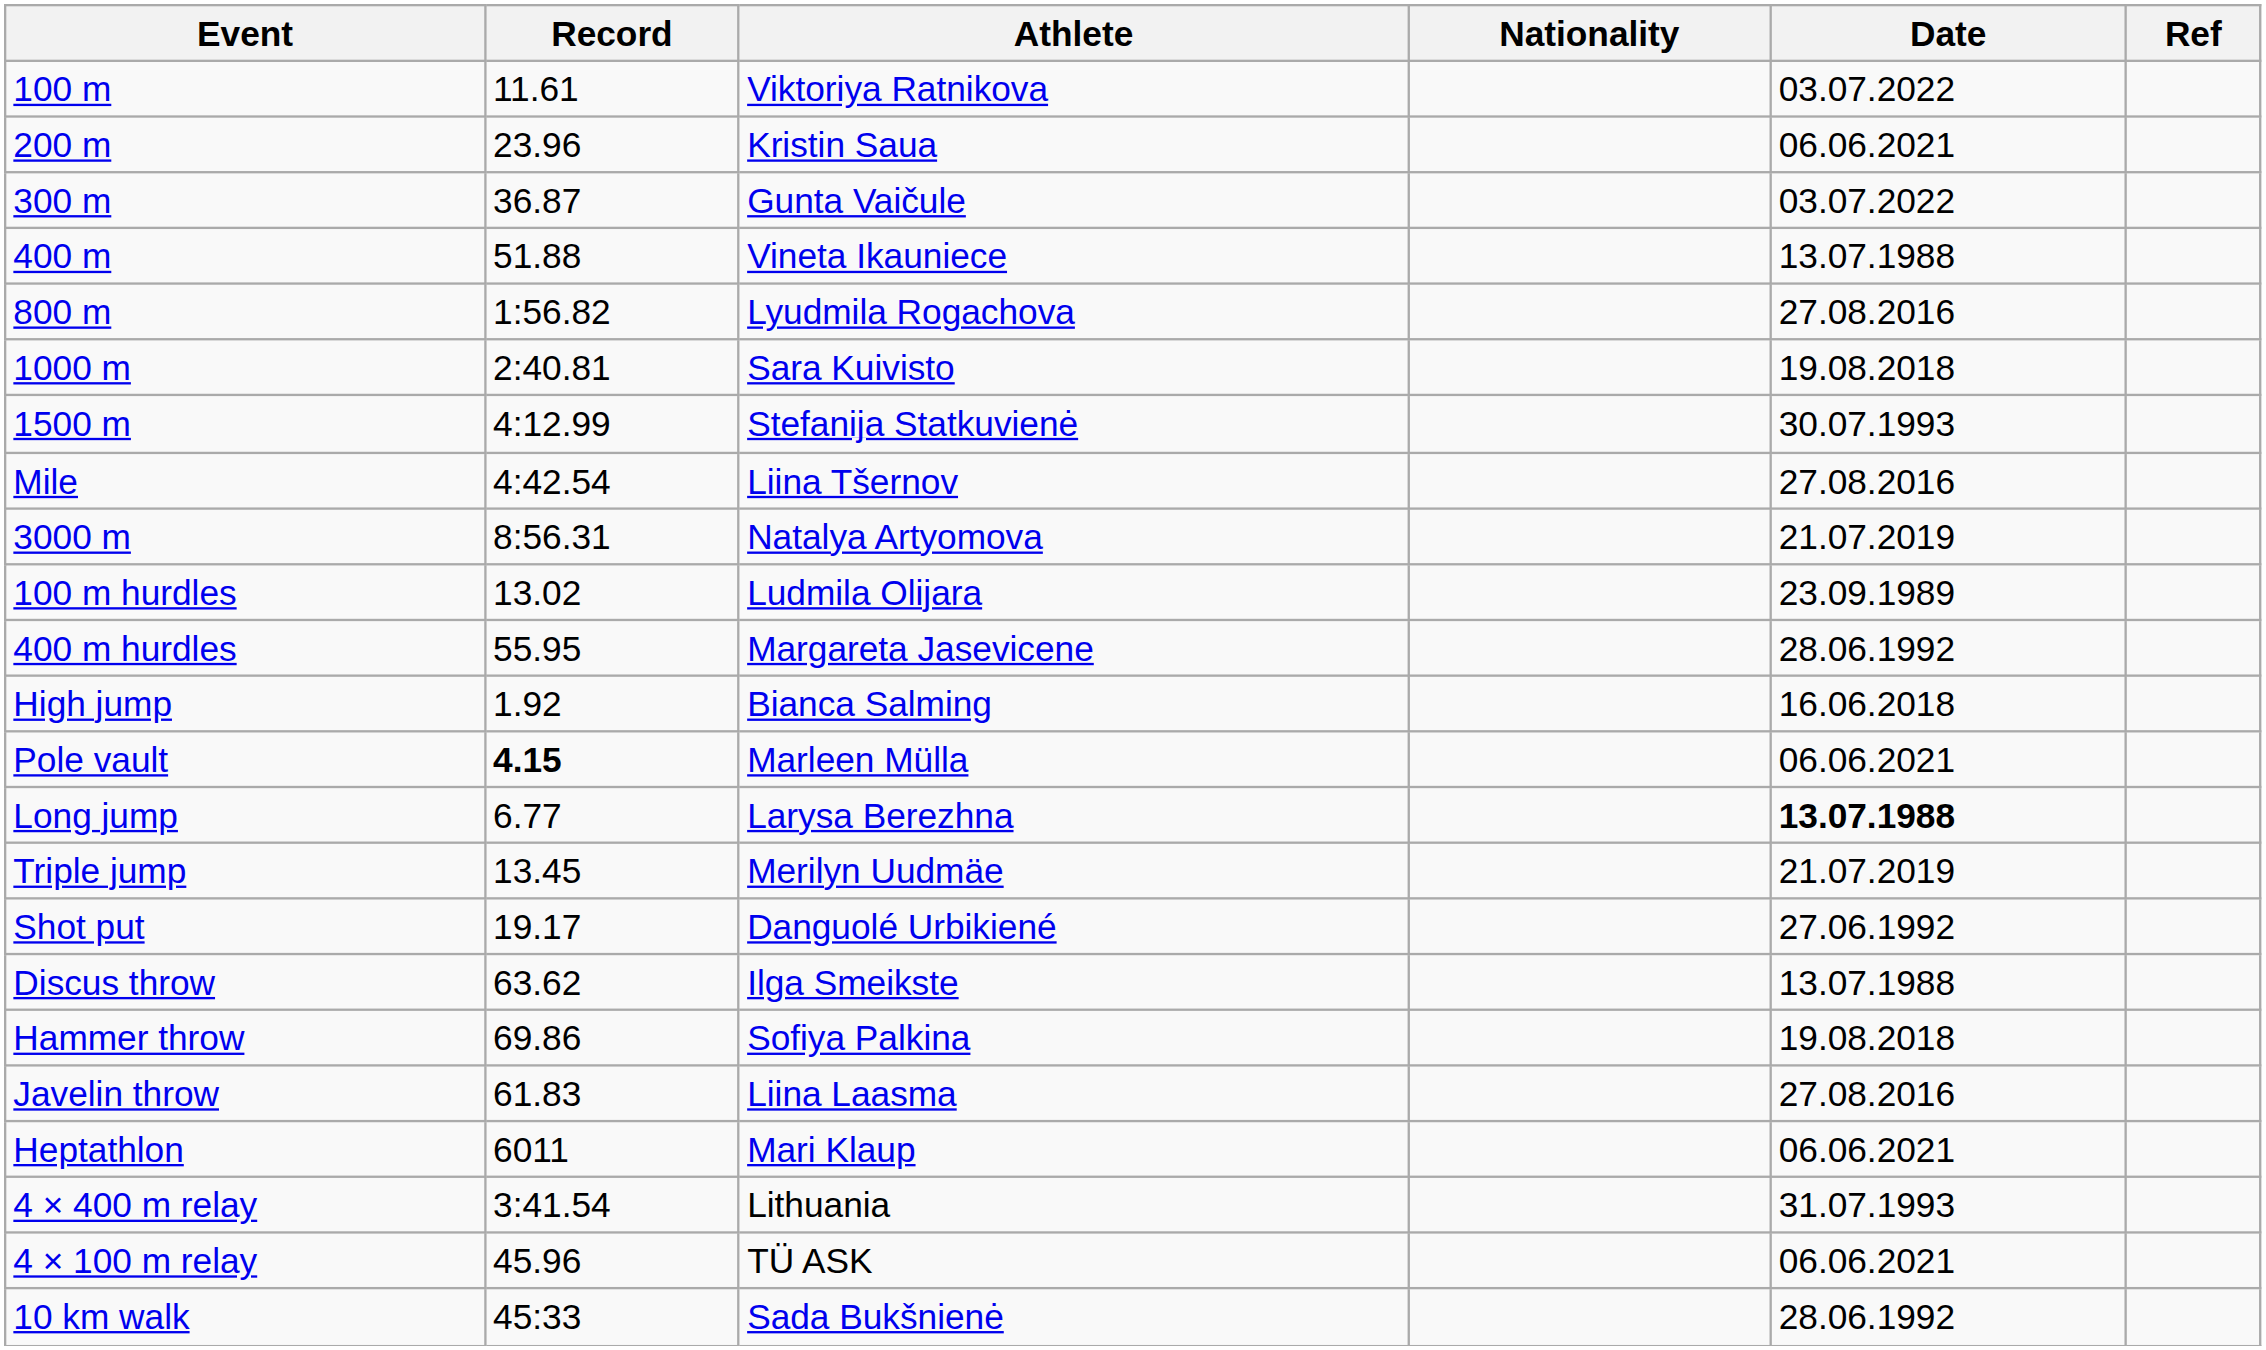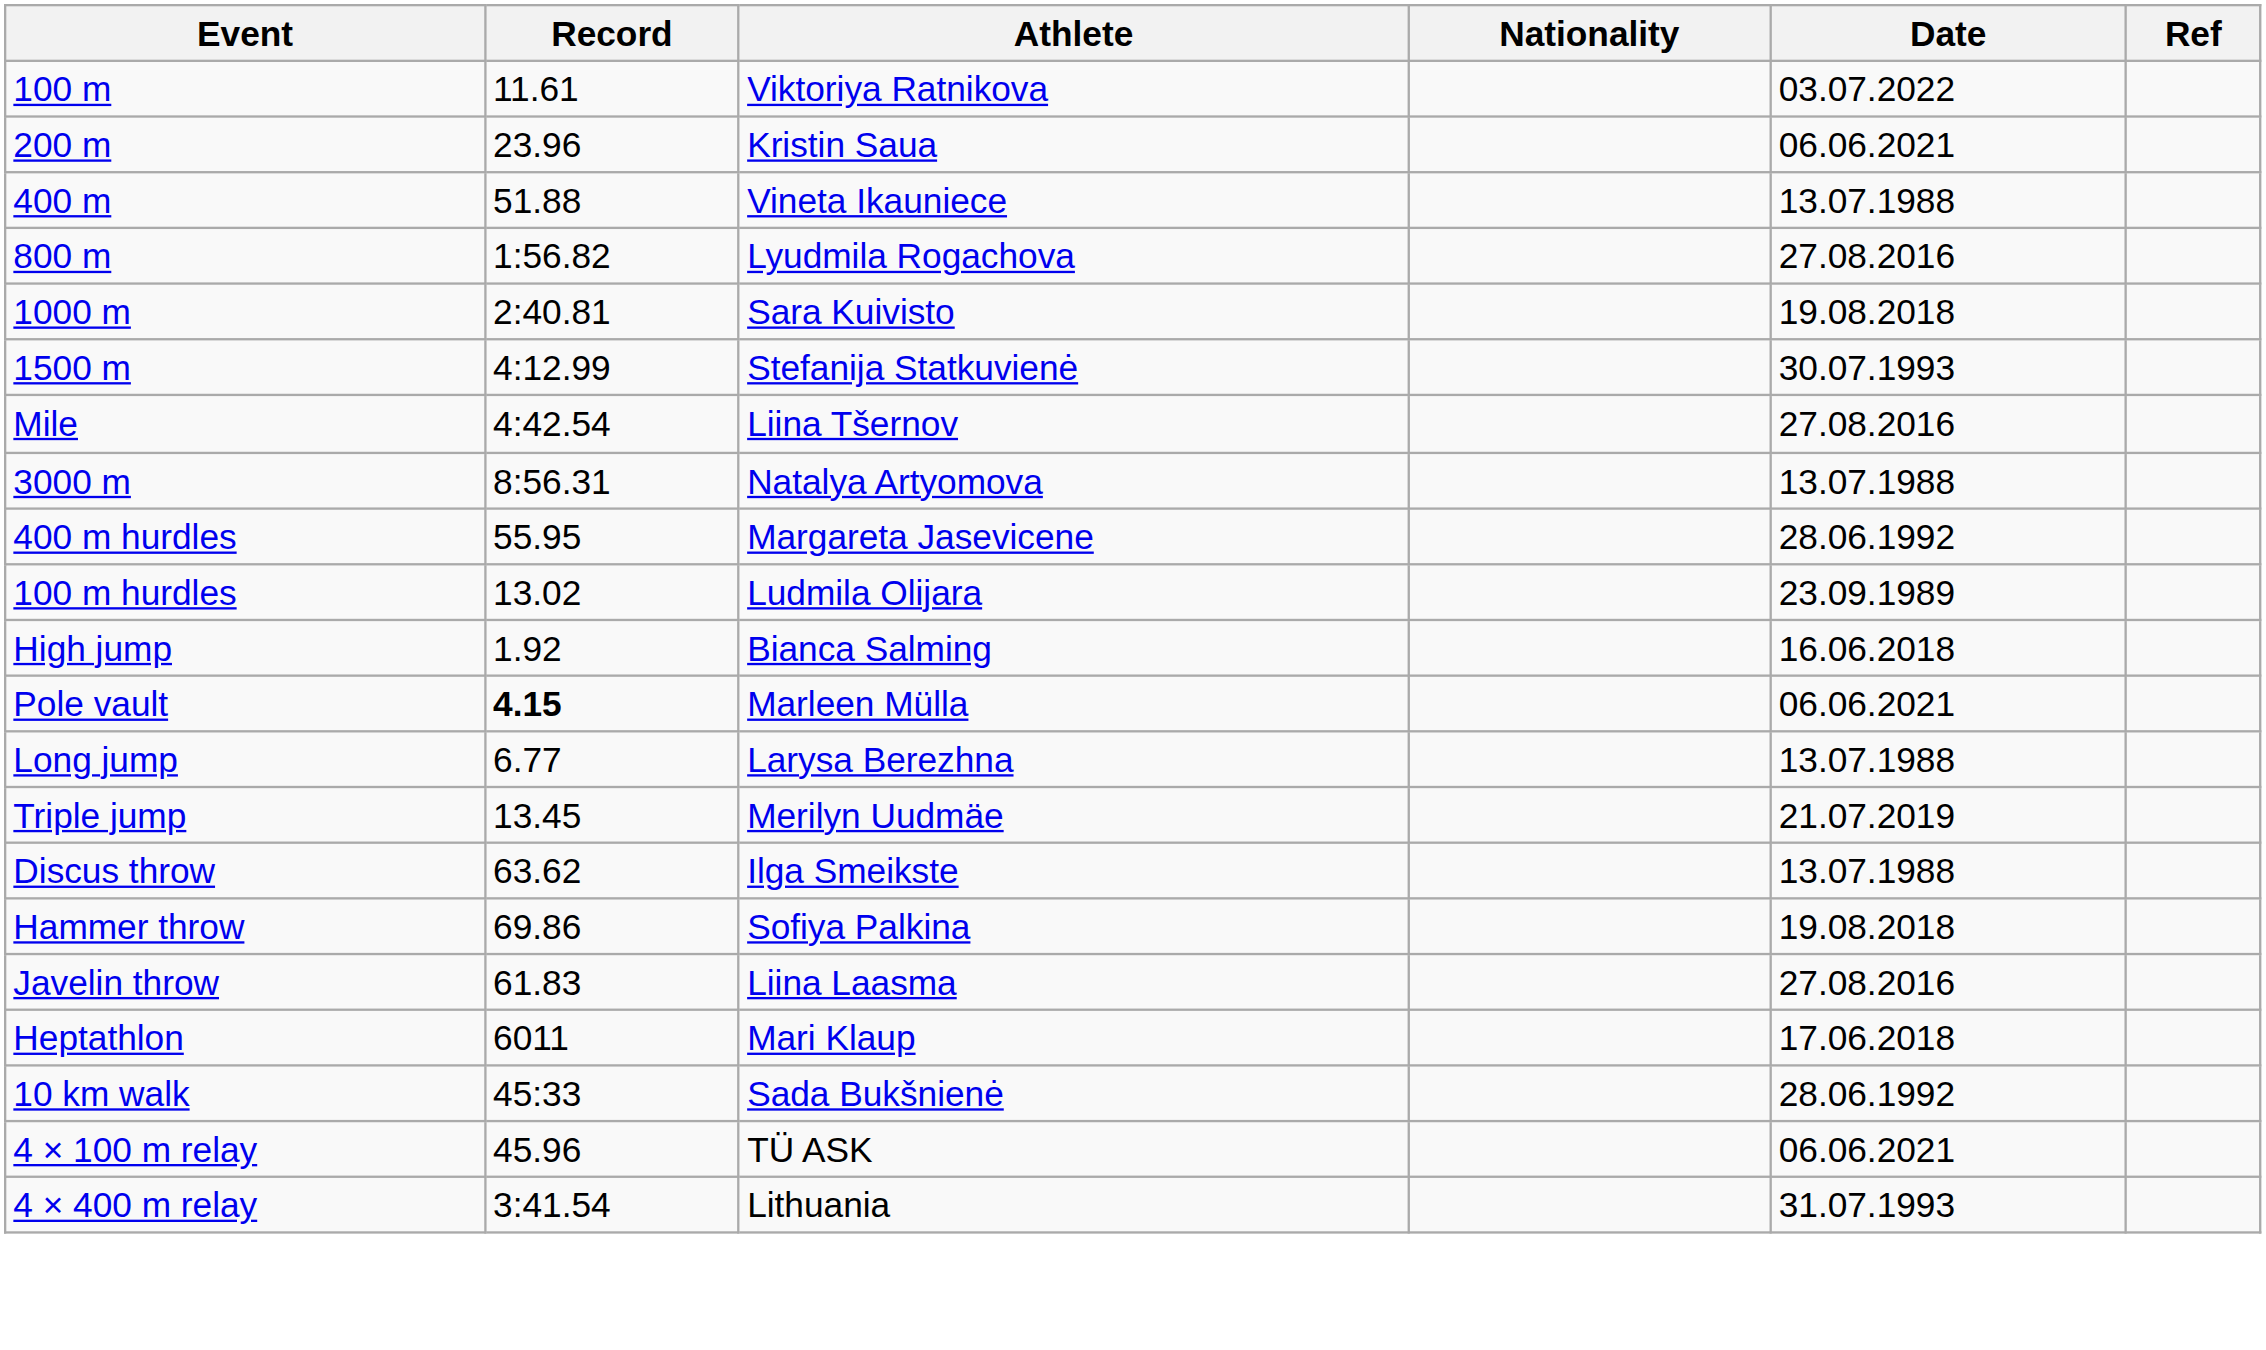- row: (62, 201)
(1867, 536) 21.07.2019 -> (1867, 480) 13.07.1988
rows swapped: (125, 592) <-> (125, 647)
(1867, 815) bold -> (1867, 759) normal
- row: (79, 926)
(1867, 1150) 06.06.2021 -> (1867, 1038) 17.06.2018
rows swapped: (101, 1317) <-> (135, 1206)
